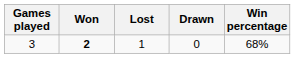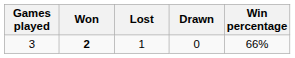(257, 44) 68% -> (257, 44) 66%
